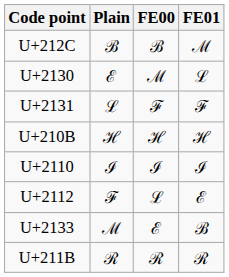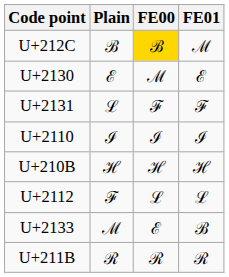(156, 46) no background -> (156, 46) gold background
(201, 77) ℒ︁ -> (201, 77) ℰ︁
rows swapped: (47, 136) <-> (47, 166)
(201, 198) ℰ︁ -> (201, 198) ℒ︁
